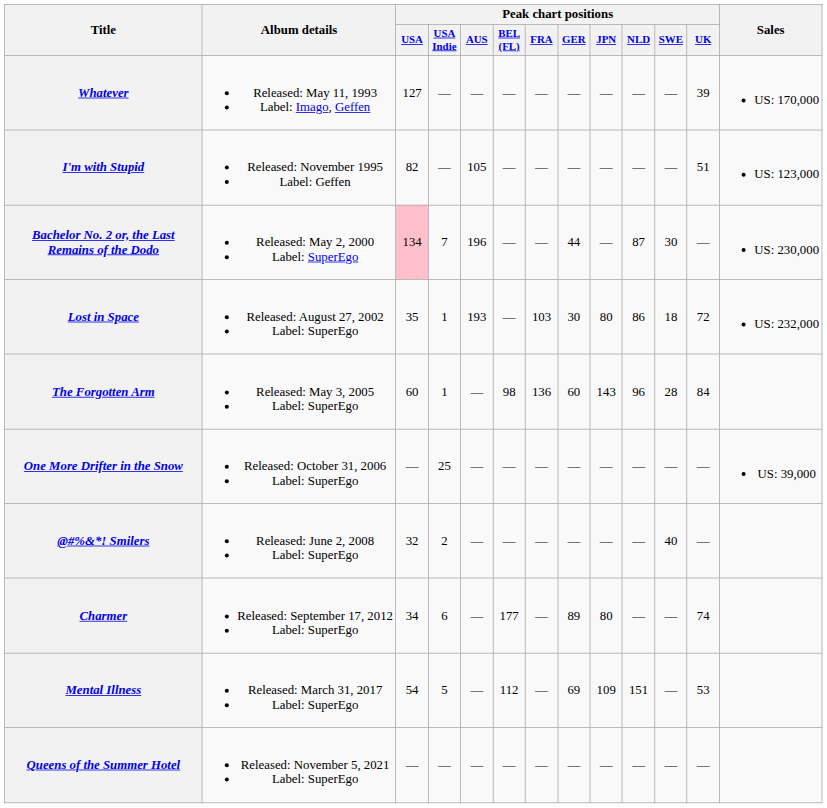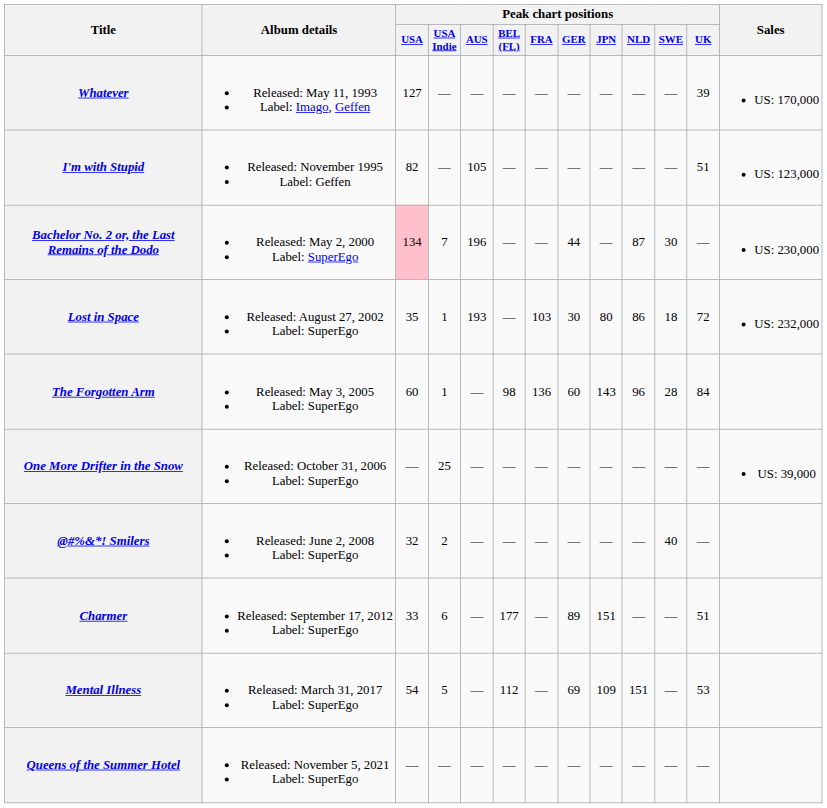(412, 615) 34 -> (412, 615) 33
(606, 615) 80 -> (606, 615) 151
(703, 615) 74 -> (703, 615) 51
